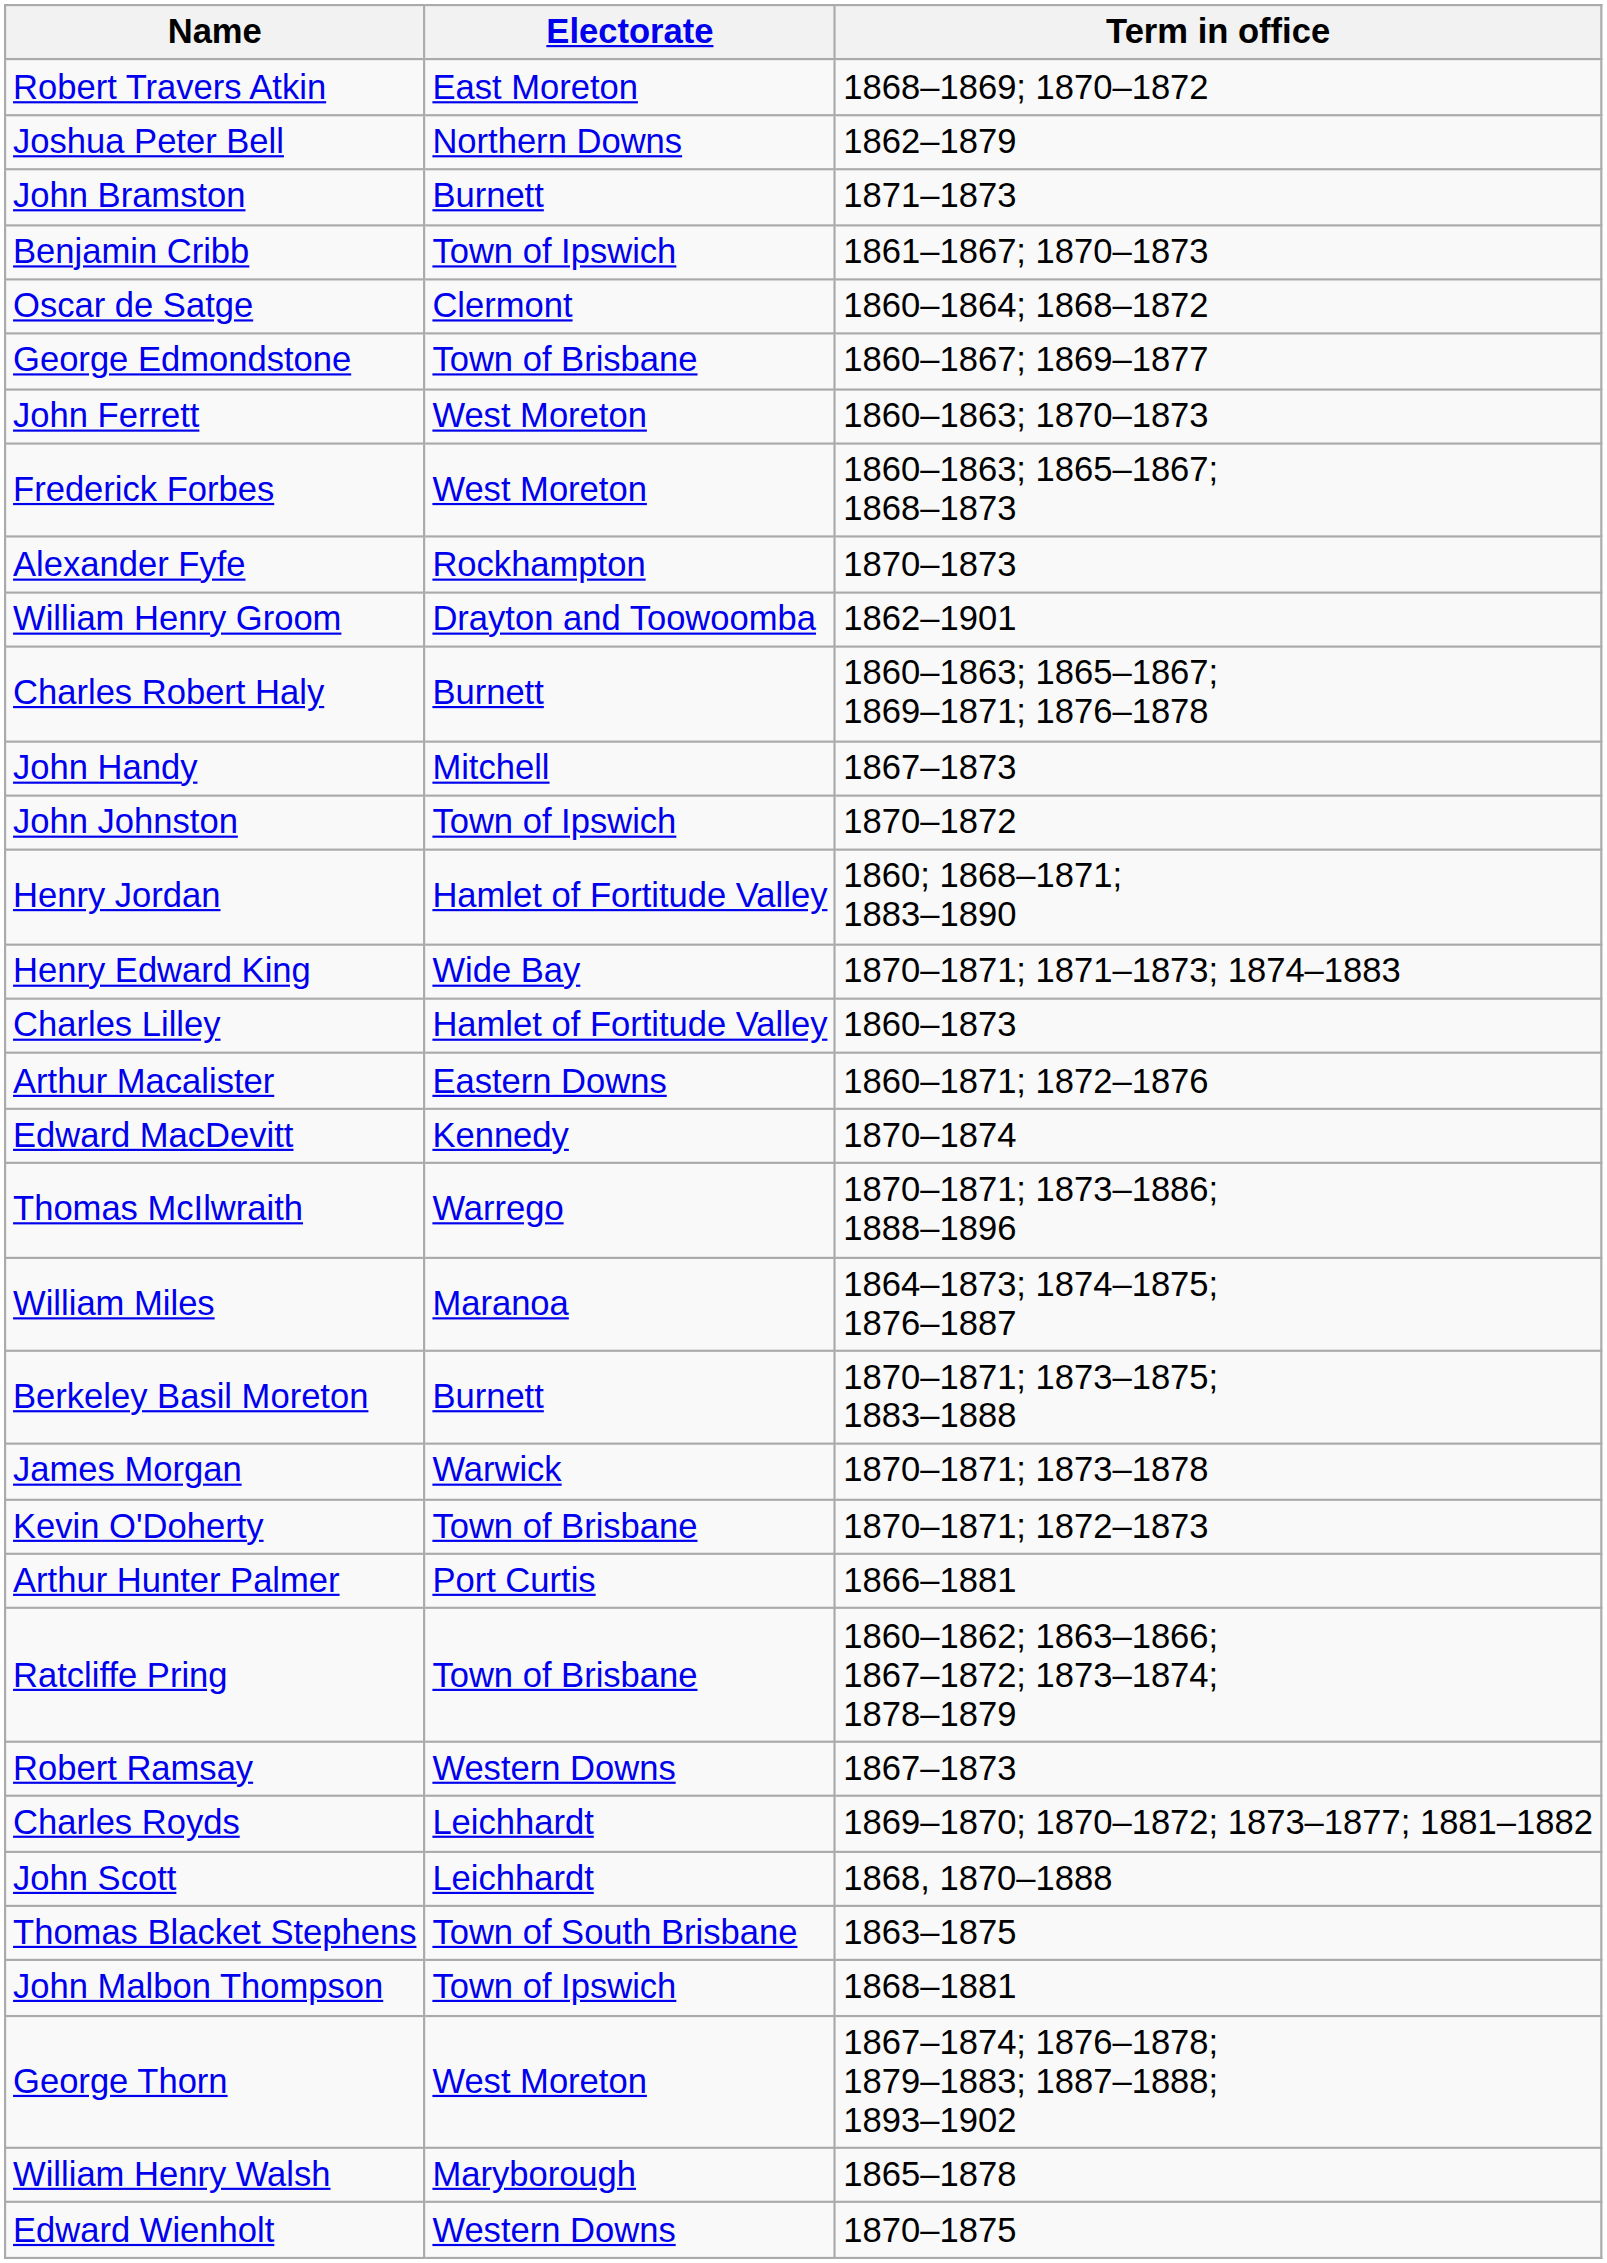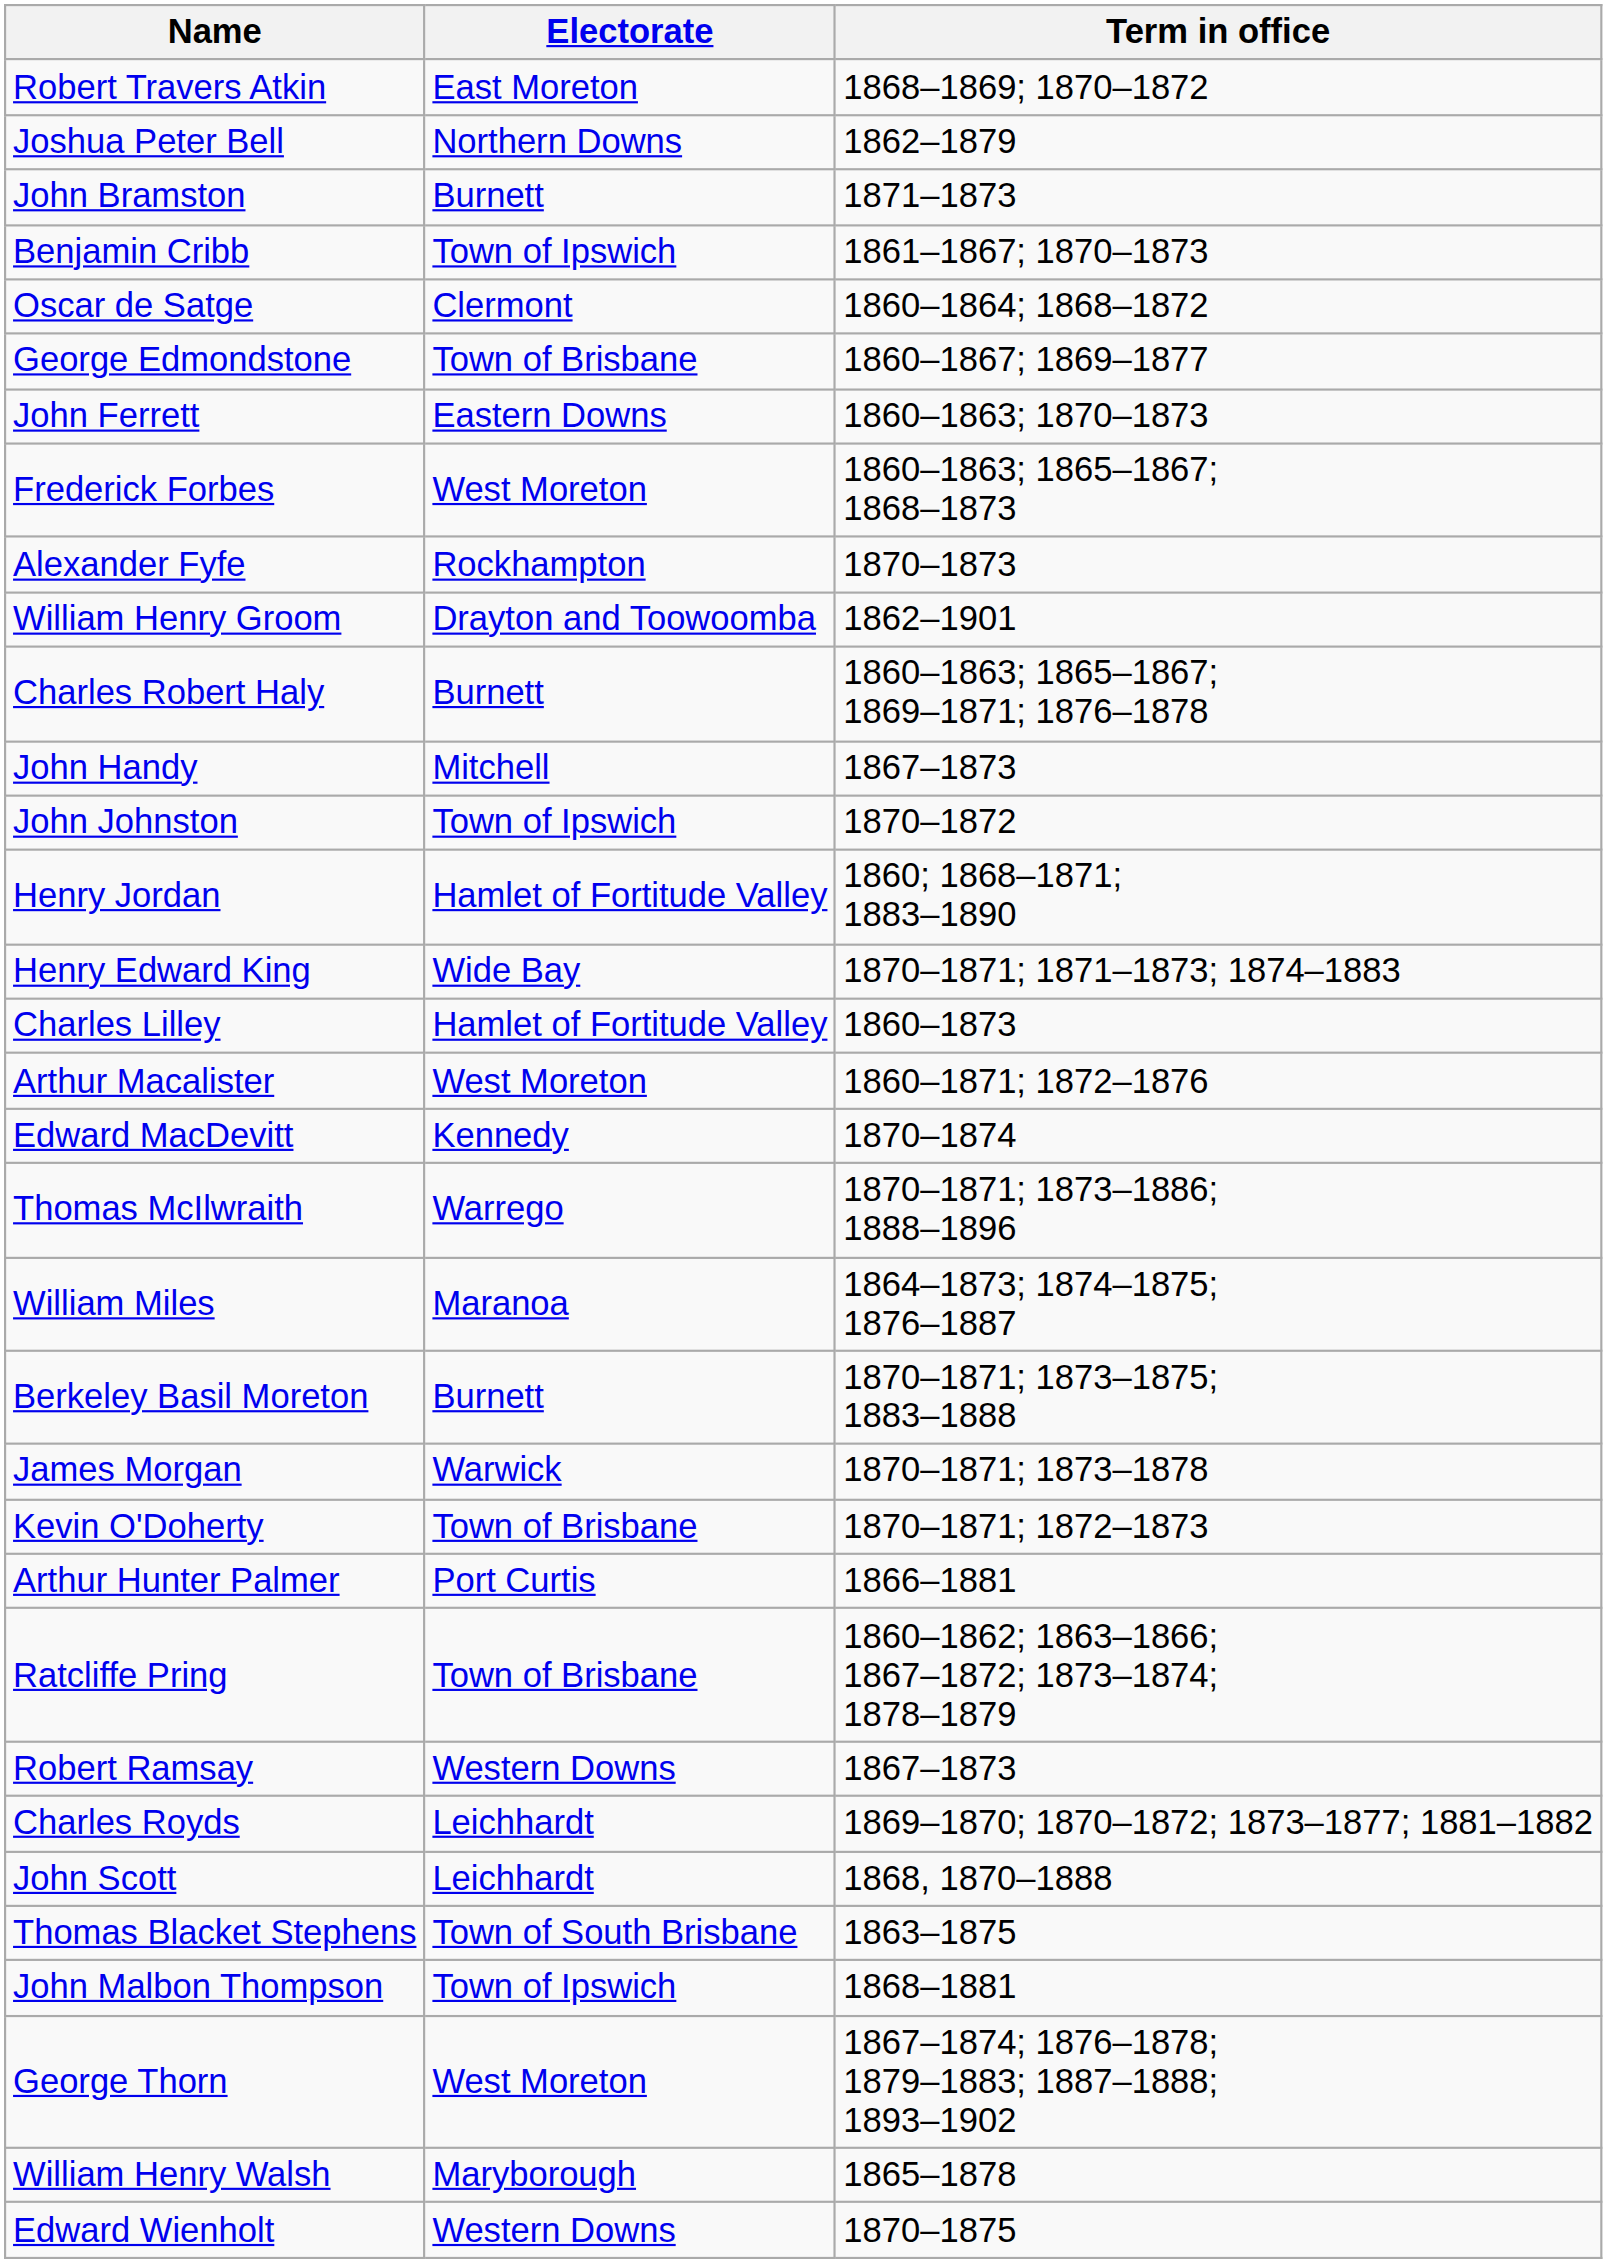(540, 415) West Moreton -> (550, 415) Eastern Downs
(550, 1080) Eastern Downs -> (540, 1080) West Moreton
